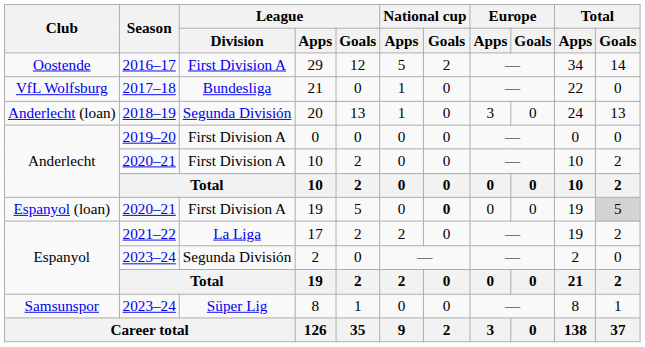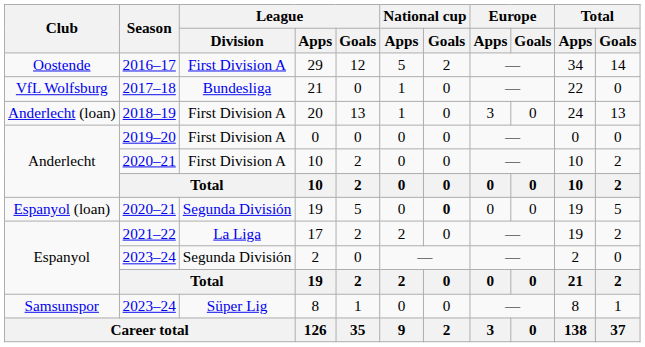(237, 112) Segunda División -> (237, 112) First Division A
(237, 209) First Division A -> (237, 209) Segunda División
(618, 209) lightgrey background -> (618, 209) no background
